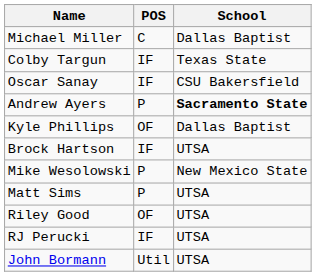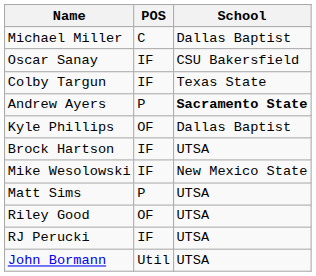rows swapped: (53, 82) <-> (57, 60)
(141, 171) P -> (145, 171) IF
